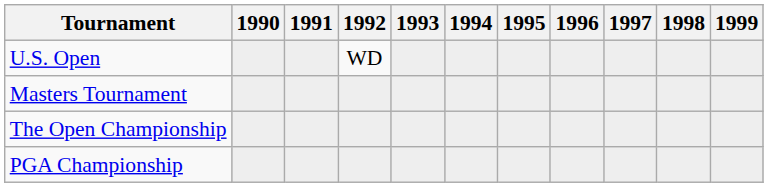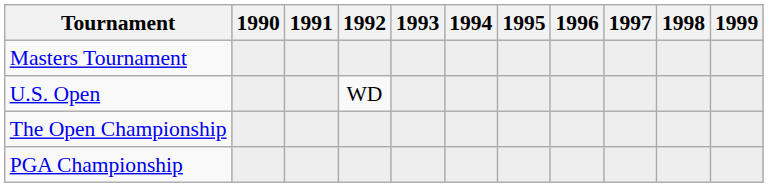rows swapped: (98, 93) <-> (55, 58)
